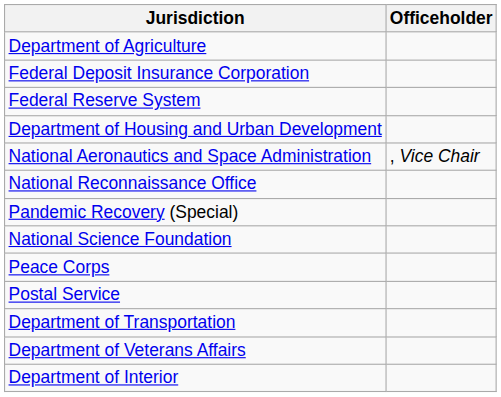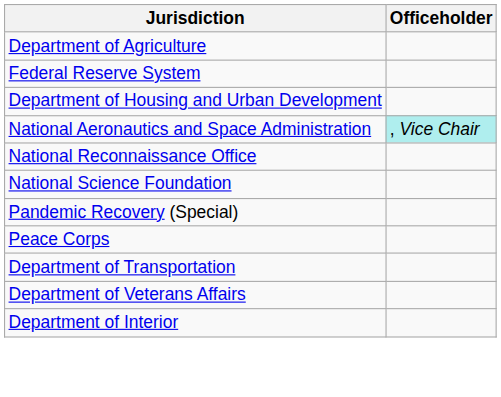- row: (159, 73)
(435, 156) no background -> (435, 128) paleturquoise background
rows swapped: (120, 239) <-> (123, 211)
- row: (64, 294)
